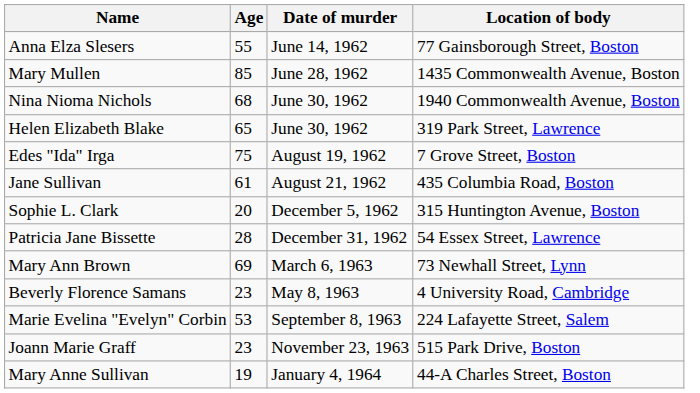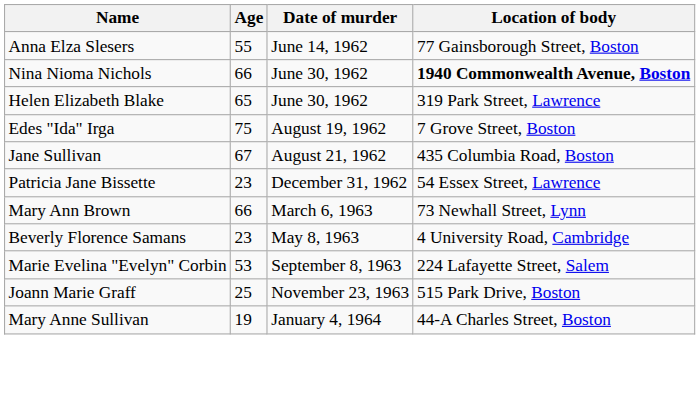- row: (54, 73)
(243, 100) 68 -> (243, 73) 66
(548, 100) normal -> (554, 73) bold
(243, 182) 61 -> (243, 155) 67
- row: (63, 210)
(243, 237) 28 -> (243, 182) 23
(243, 264) 69 -> (243, 210) 66
(243, 347) 23 -> (243, 292) 25
